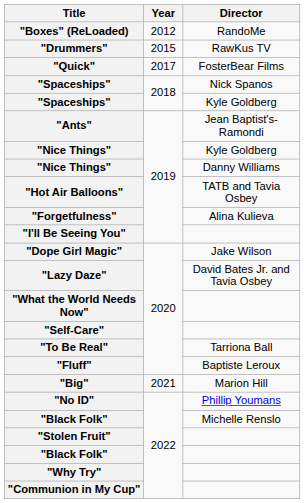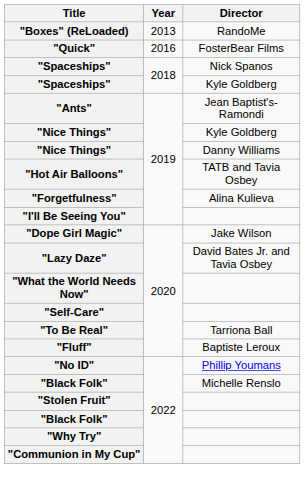(163, 31) 2012 -> (163, 31) 2013
- row: (74, 48)
(163, 66) 2017 -> (163, 48) 2016
- row: (74, 383)
